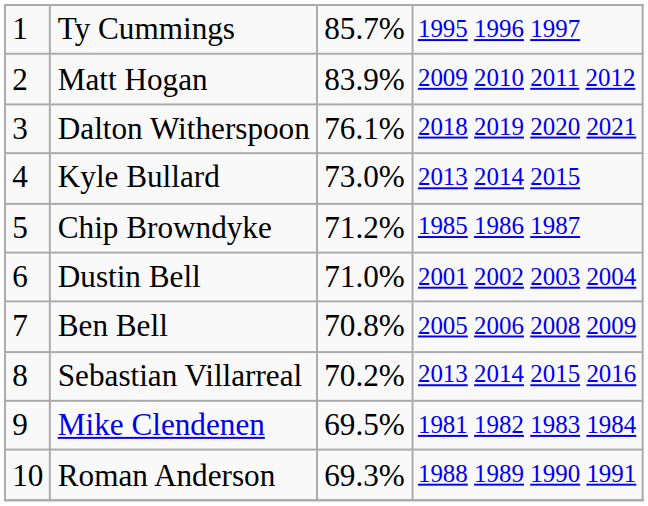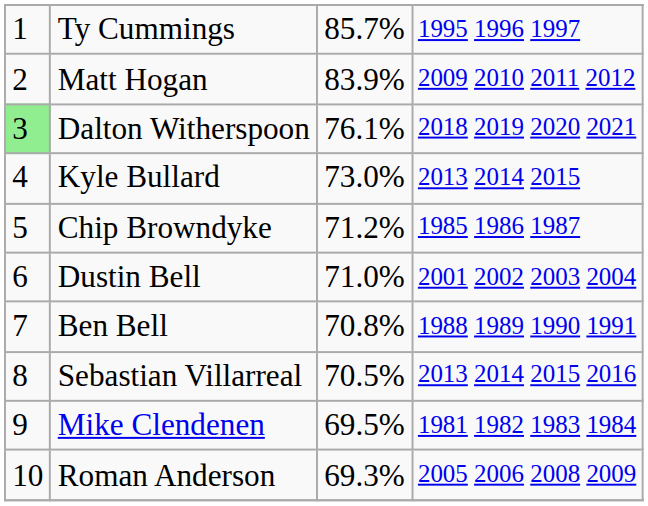(20, 128) no background -> (20, 128) lightgreen background
(527, 326) 2005 2006 2008 2009 -> (527, 326) 1988 1989 1990 1991
(364, 375) 70.2% -> (364, 375) 70.5%
(527, 474) 1988 1989 1990 1991 -> (527, 474) 2005 2006 2008 2009
